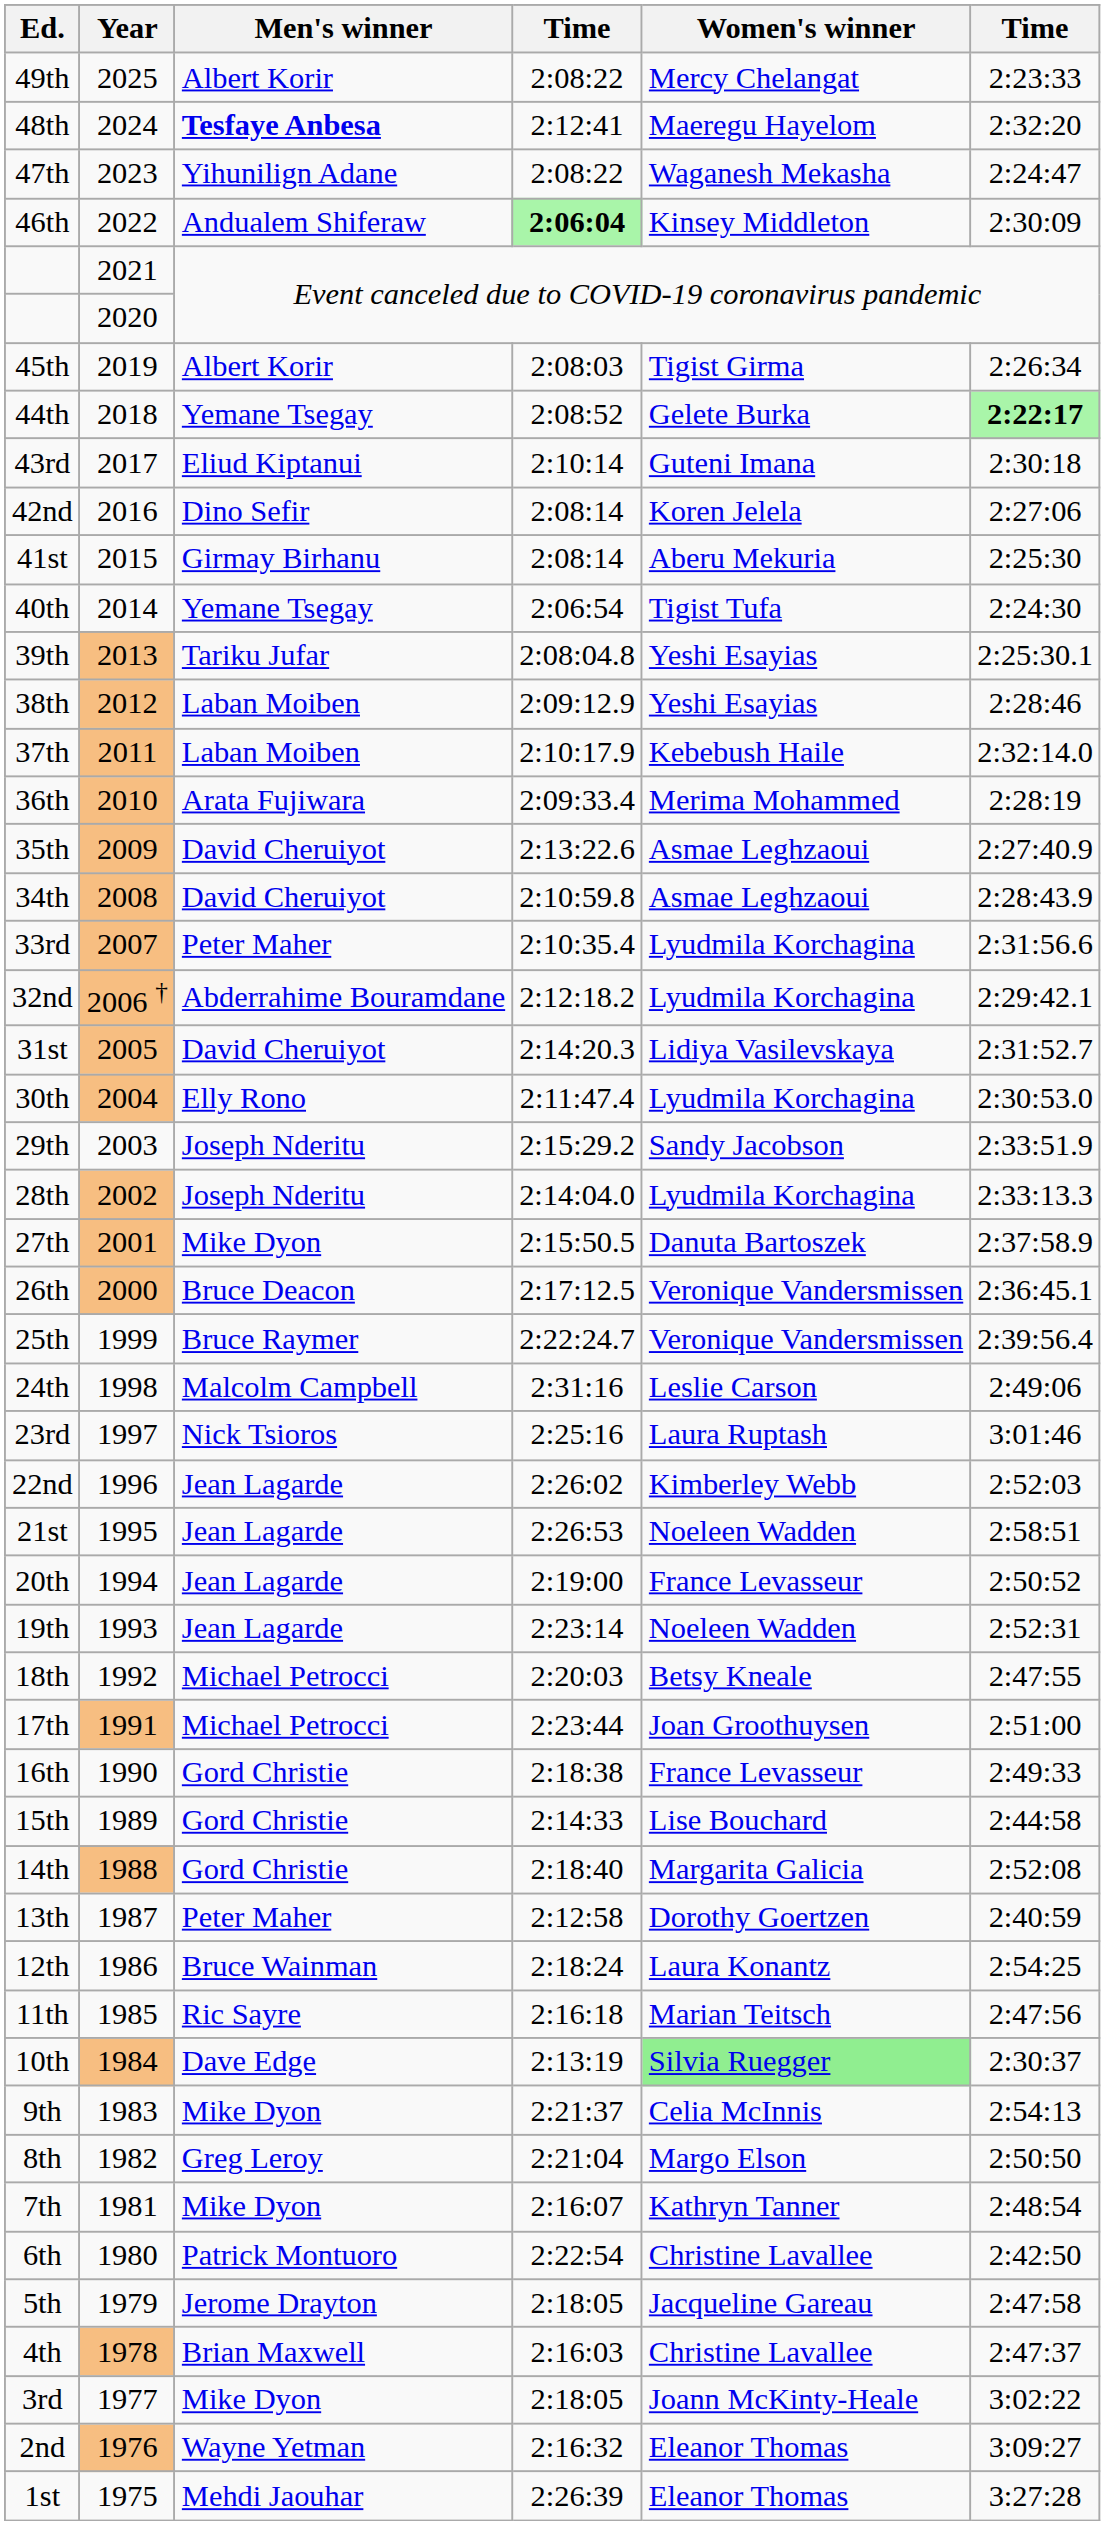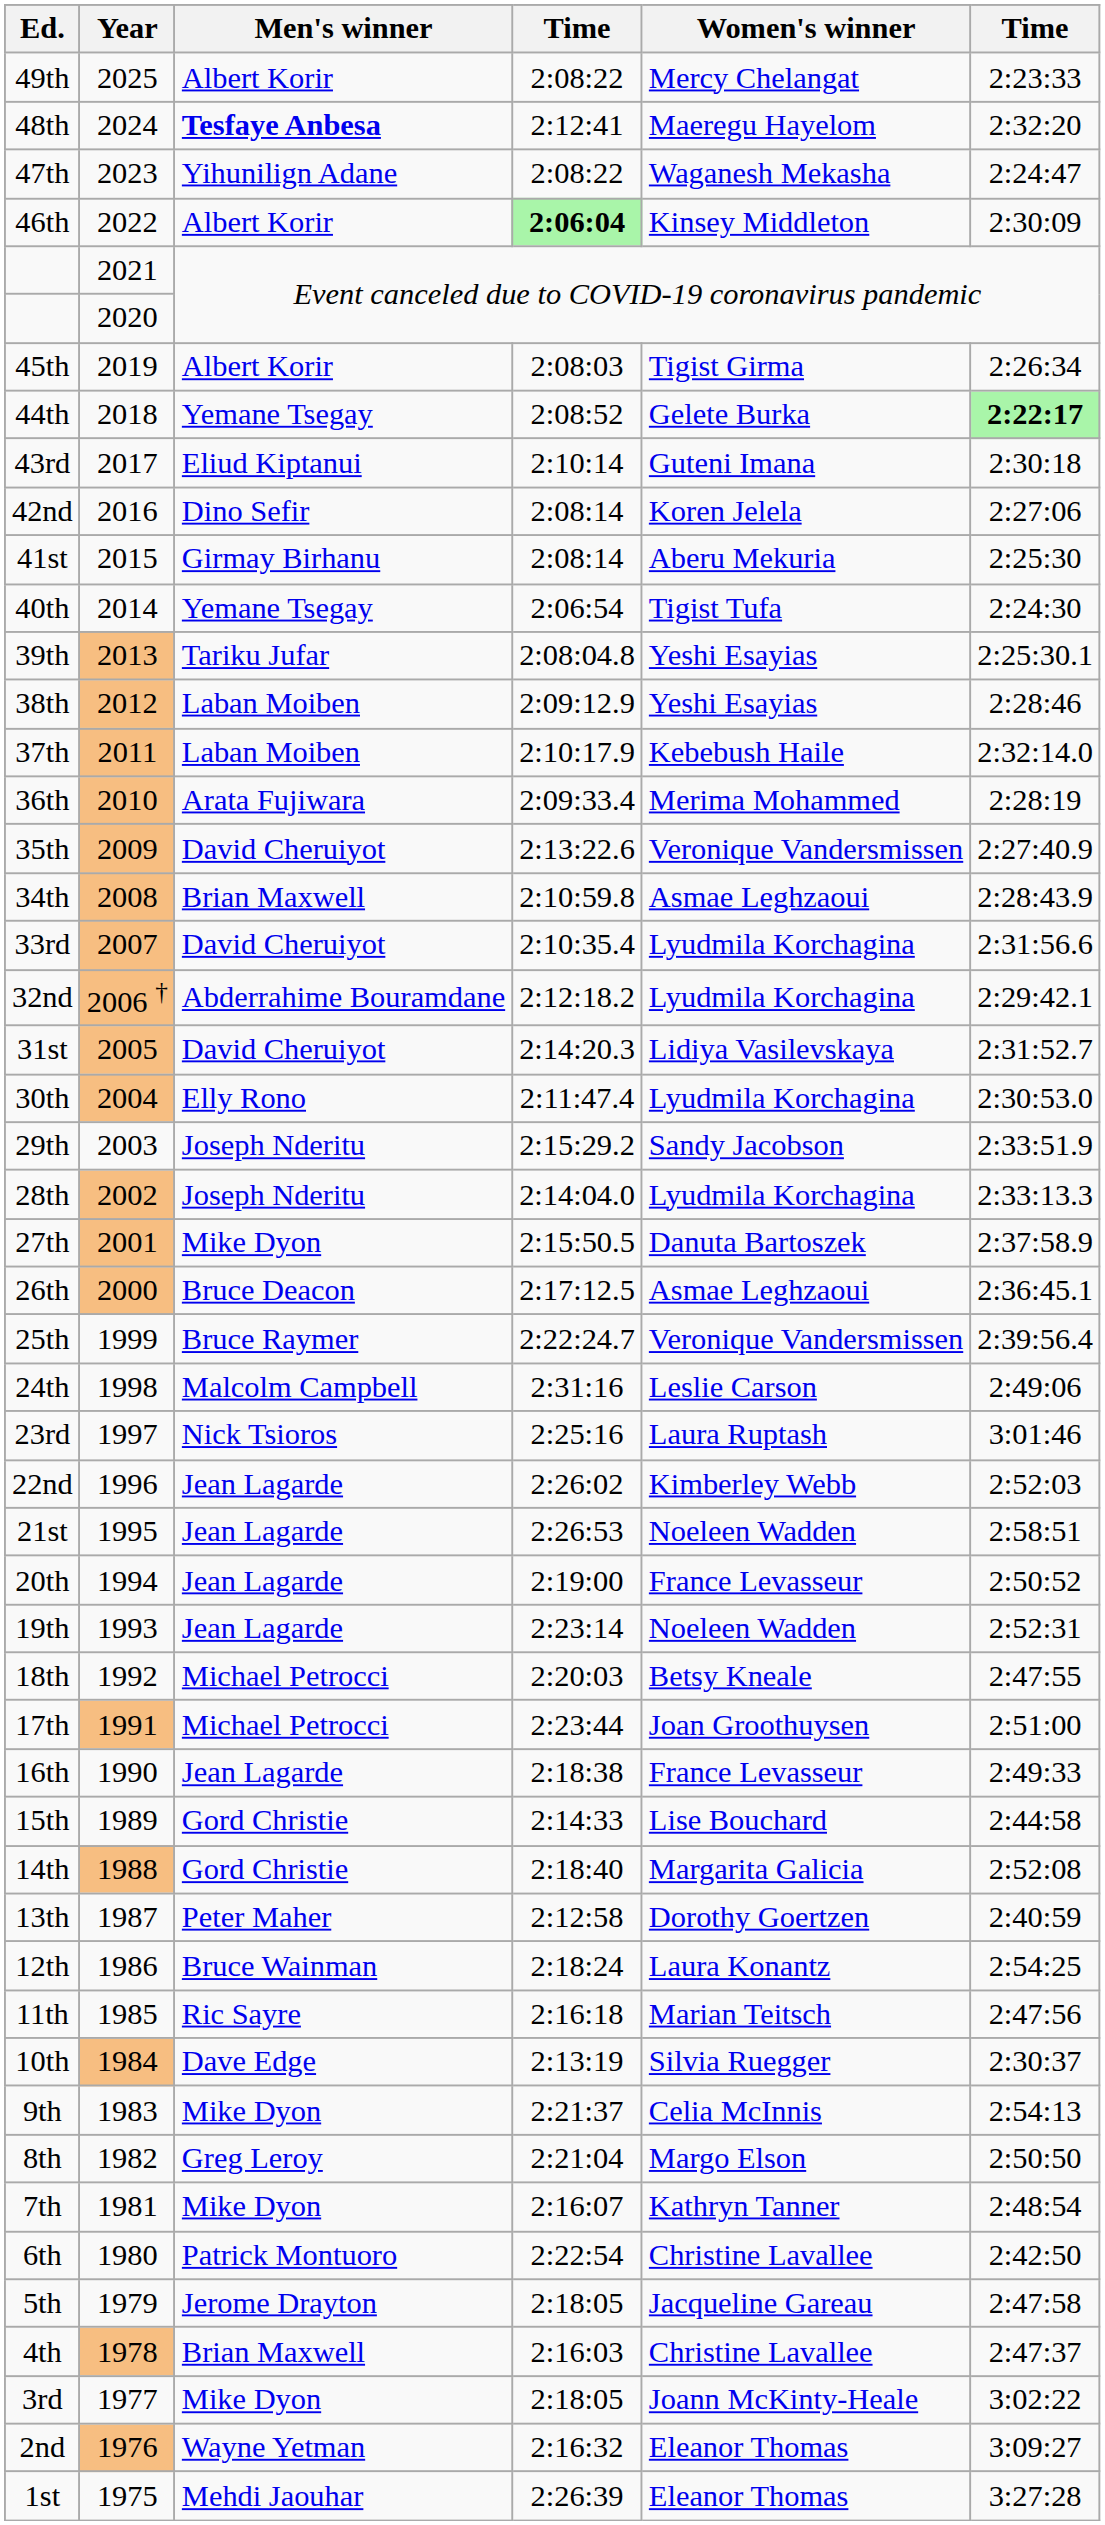(304, 221) Andualem Shiferaw -> (257, 221) Albert Korir
(759, 848) Asmae Leghzaoui -> (806, 848) Veronique Vandersmissen
(284, 896) David Cheruiyot -> (273, 896) Brian Maxwell
(257, 944) Peter Maher -> (284, 944) David Cheruiyot
(806, 1290) Veronique Vandersmissen -> (759, 1290) Asmae Leghzaoui
(265, 1772) Gord Christie -> (262, 1772) Jean Lagarde
(740, 2061) lightgreen background -> (740, 2061) no background
